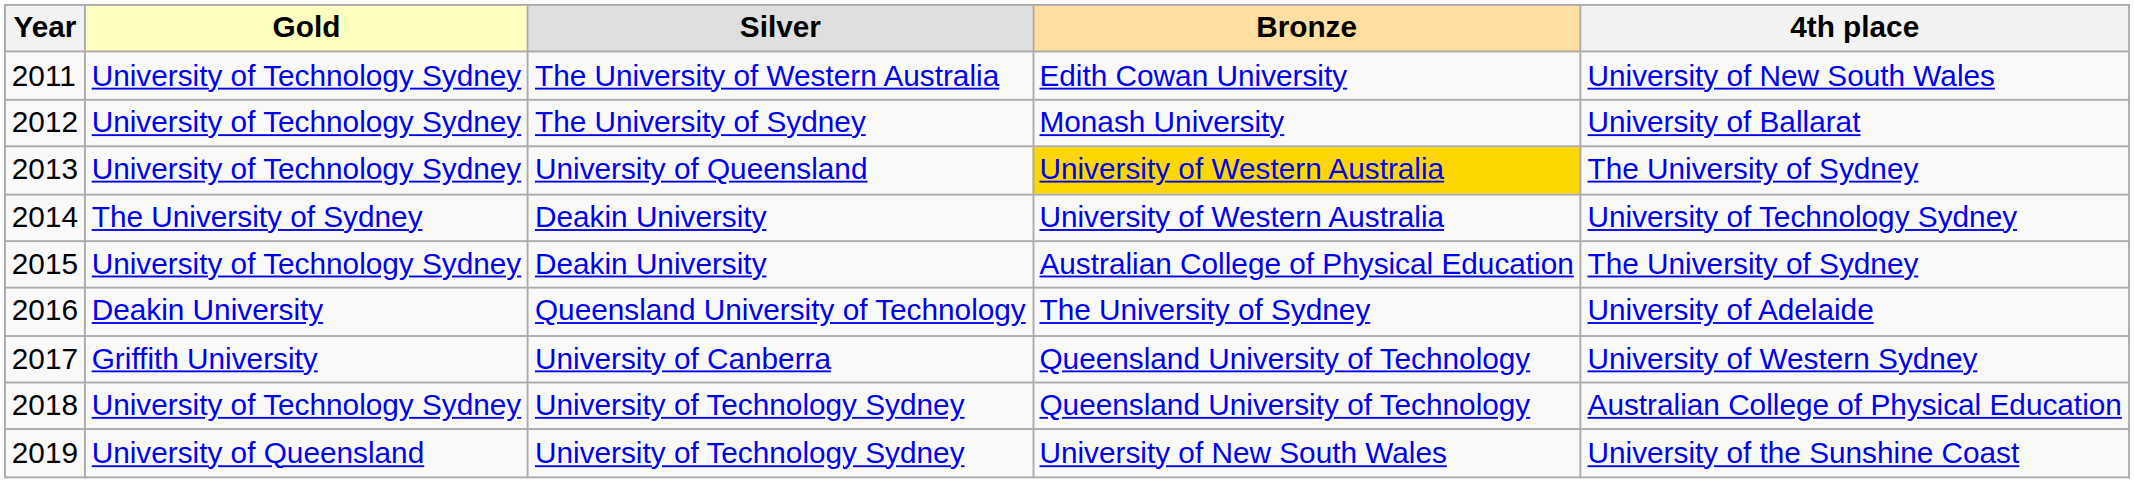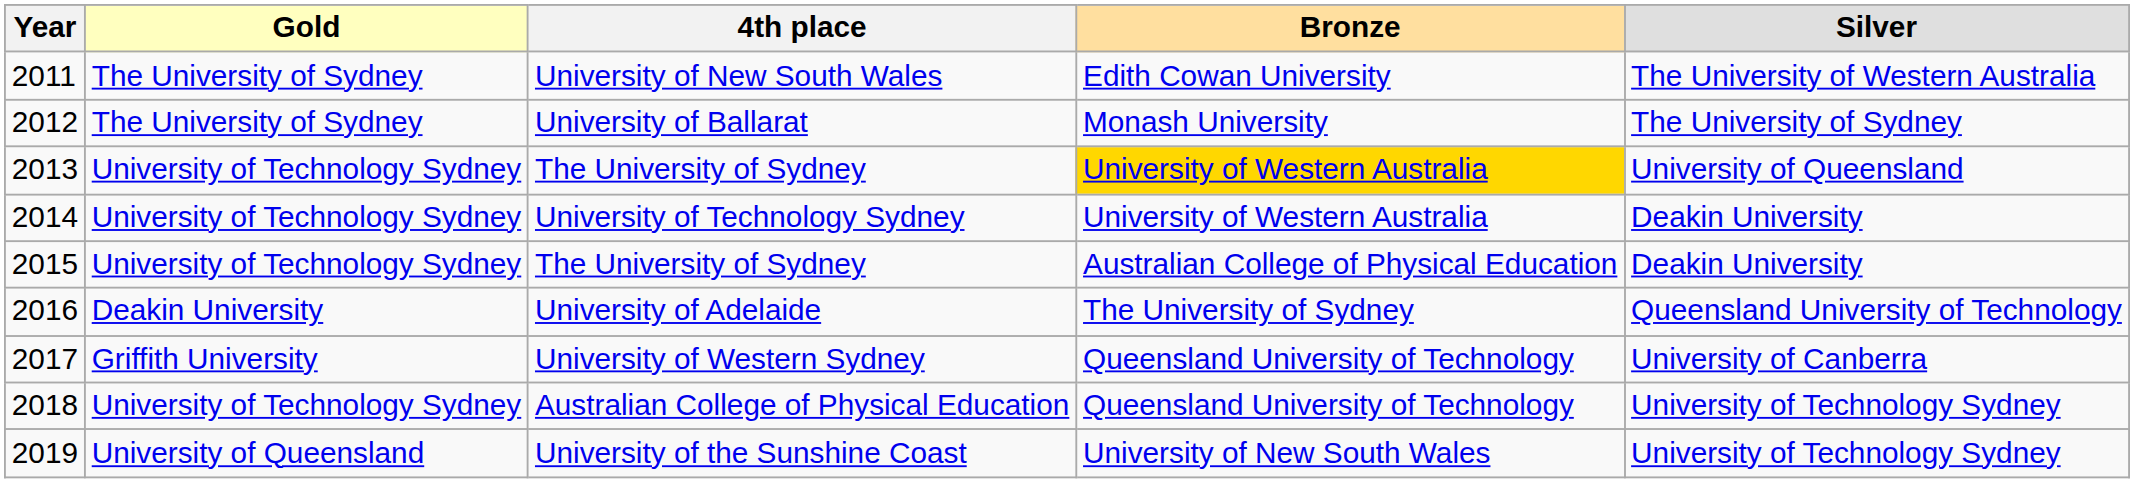columns swapped: (780, 28) <-> (1855, 28)
(306, 75) University of Technology Sydney -> (257, 75) The University of Sydney
(306, 122) University of Technology Sydney -> (257, 122) The University of Sydney
(257, 216) The University of Sydney -> (306, 216) University of Technology Sydney
